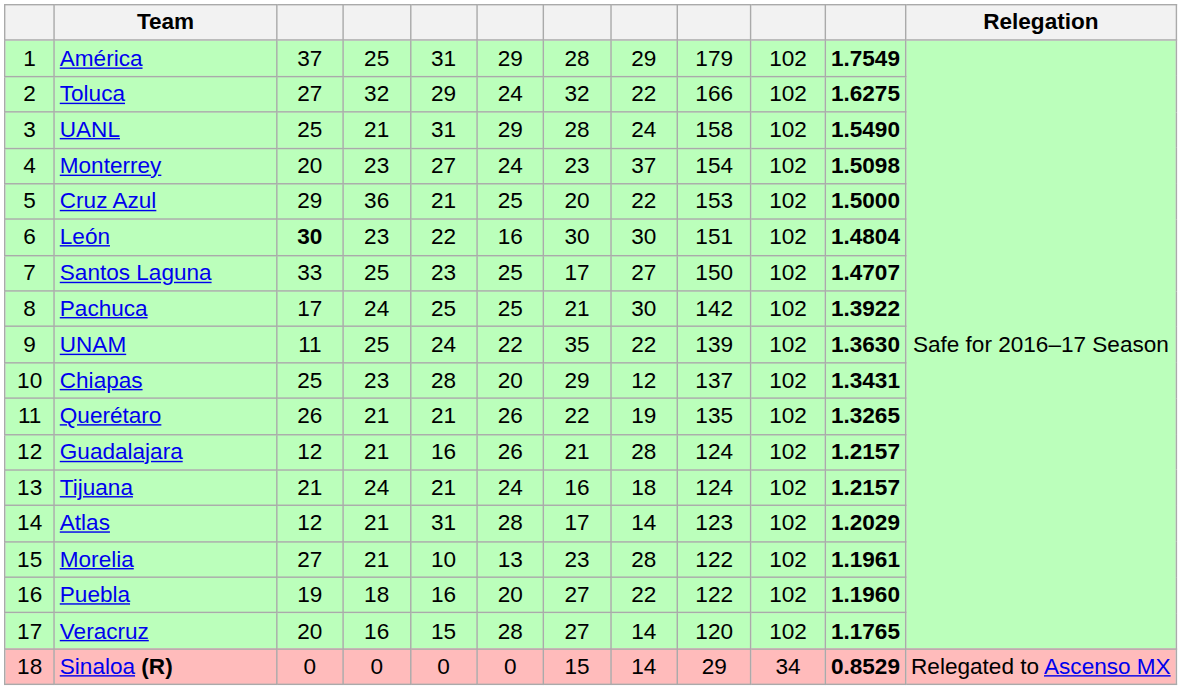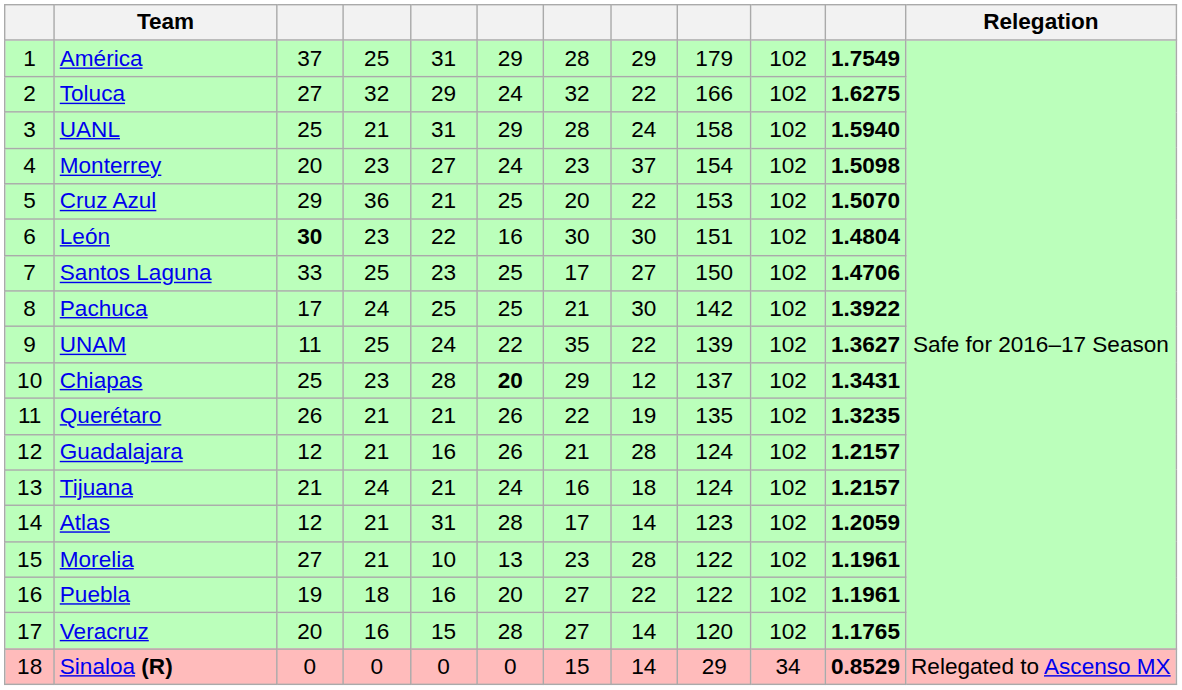(865, 129) 1.5490 -> (865, 129) 1.5940
(865, 201) 1.5000 -> (865, 201) 1.5070
(865, 272) 1.4707 -> (865, 272) 1.4706
(865, 344) 1.3630 -> (865, 344) 1.3627
(510, 380) normal -> (510, 380) bold
(865, 415) 1.3265 -> (865, 415) 1.3235
(865, 523) 1.2029 -> (865, 523) 1.2059
(865, 594) 1.1960 -> (865, 594) 1.1961
